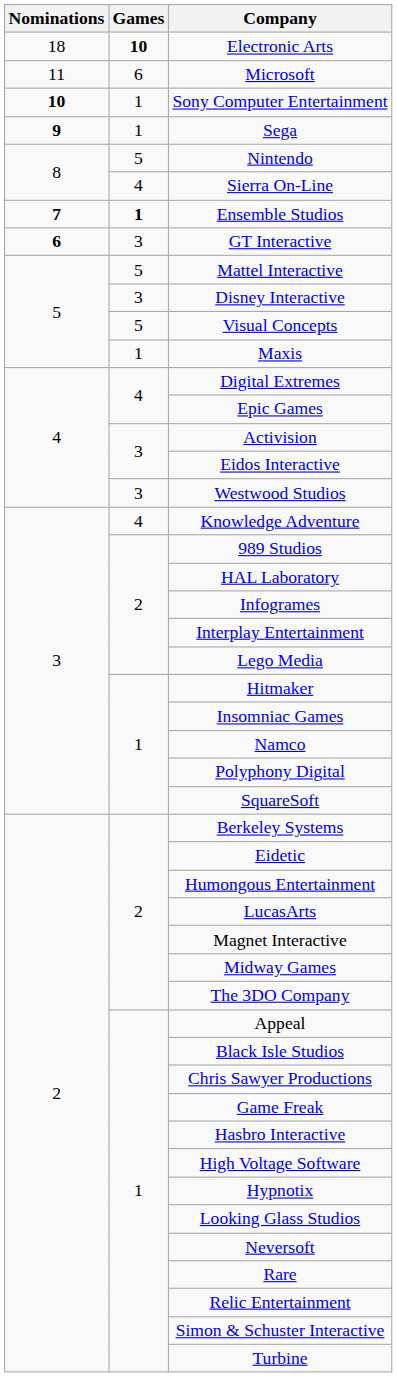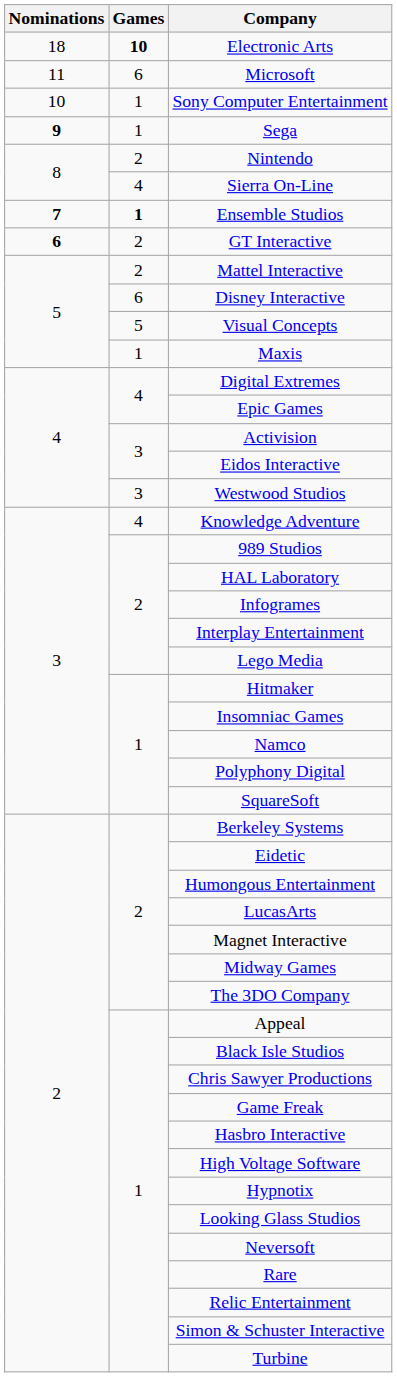(57, 102) bold -> (57, 102) normal
(138, 158) 5 -> (138, 158) 2
(138, 241) 3 -> (138, 241) 2
(138, 269) 5 -> (138, 269) 2
(138, 297) 3 -> (138, 297) 6
